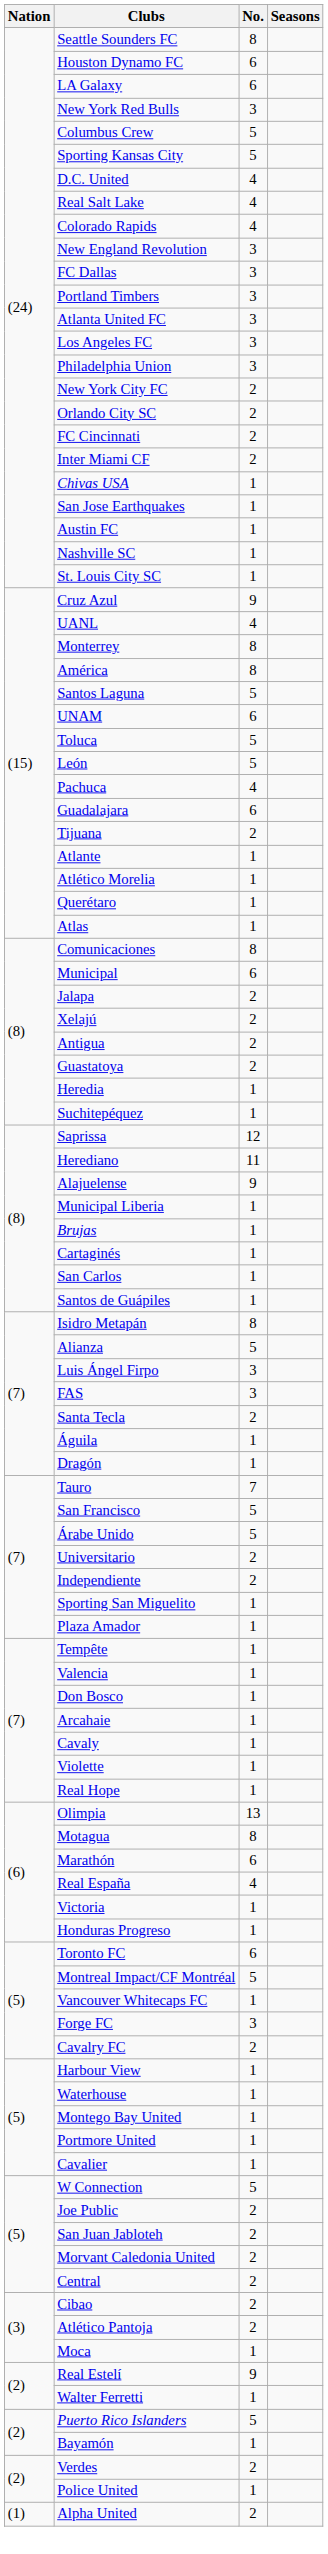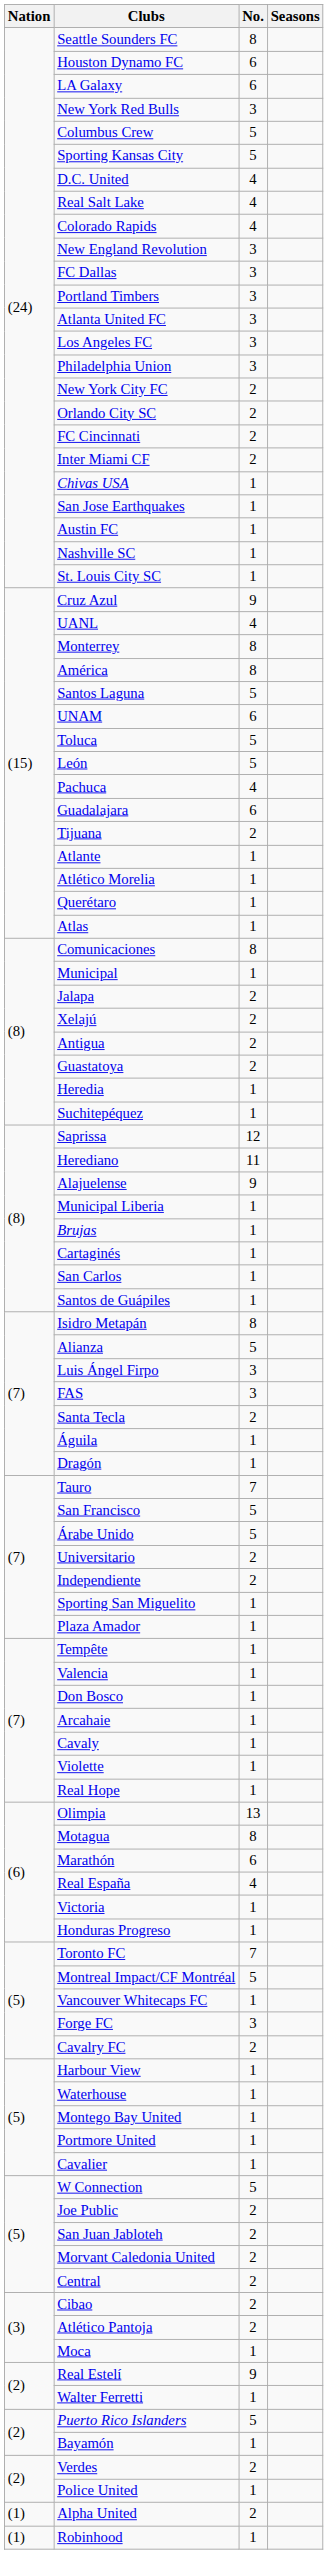(253, 973) 6 -> (253, 973) 1
(253, 1953) 6 -> (253, 1953) 7
+ row: (90, 2537)
